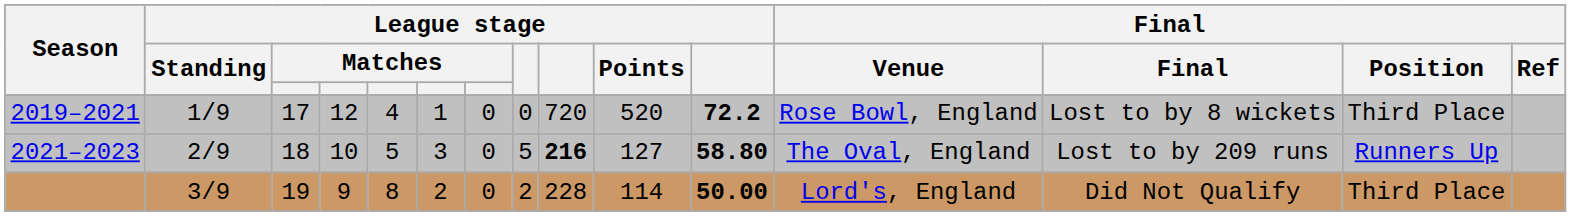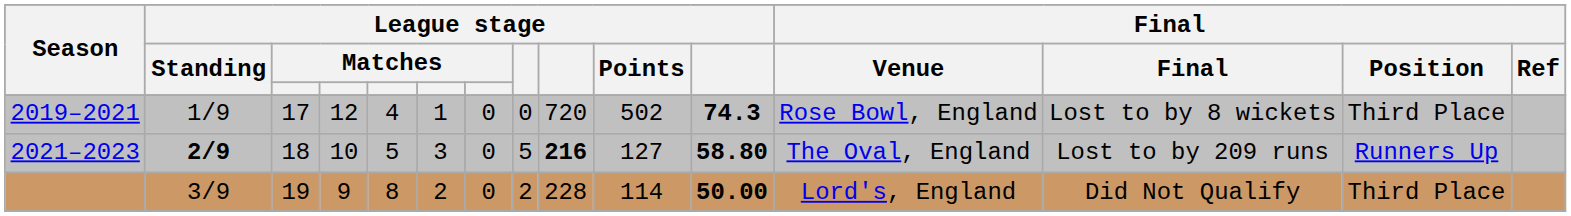(642, 114) 520 -> (642, 114) 502
(732, 114) 72.2 -> (732, 114) 74.3
(209, 153) normal -> (209, 153) bold
